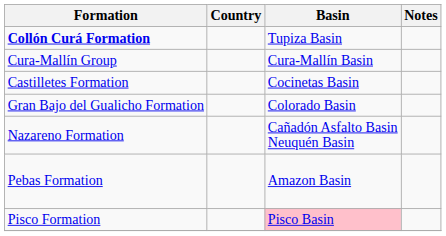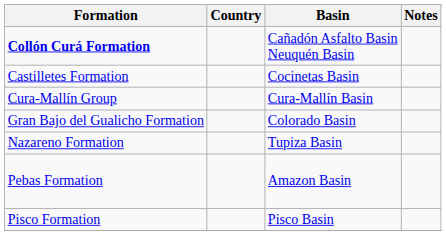(305, 37) Tupiza Basin -> (333, 45) Cañadón Asfalto Basin Neuquén Basin
rows swapped: (68, 82) <-> (62, 60)
(333, 135) Cañadón Asfalto Basin Neuquén Basin -> (305, 143) Tupiza Basin
(301, 219) pink background -> (301, 219) no background
